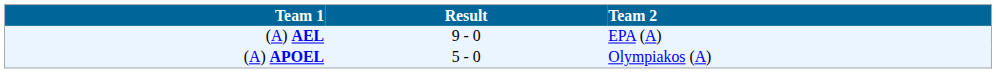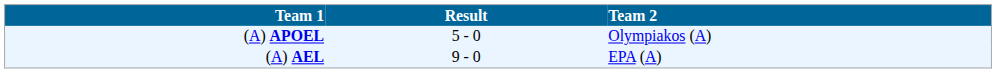rows swapped: (295, 36) <-> (284, 57)
